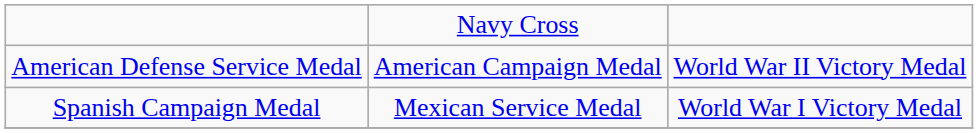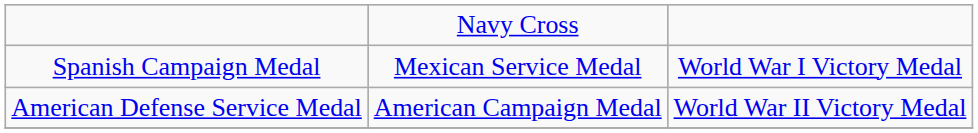rows swapped: (187, 107) <-> (187, 66)
